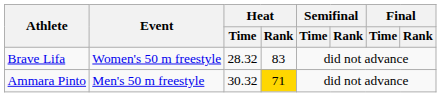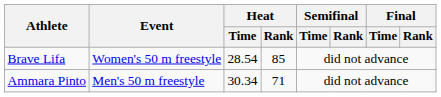(242, 58) 28.32 -> (242, 58) 28.54
(279, 58) 83 -> (279, 58) 85
(242, 81) 30.32 -> (242, 81) 30.34
(279, 81) gold background -> (279, 81) no background
